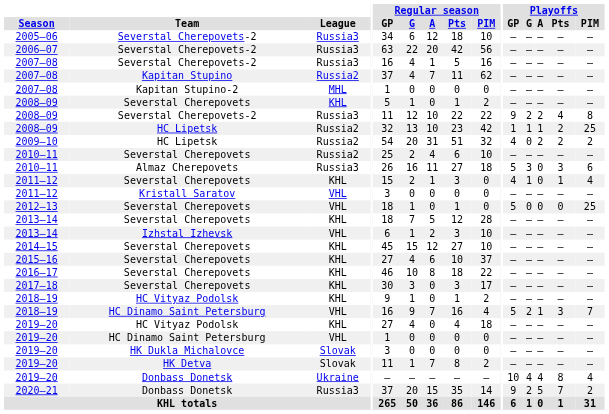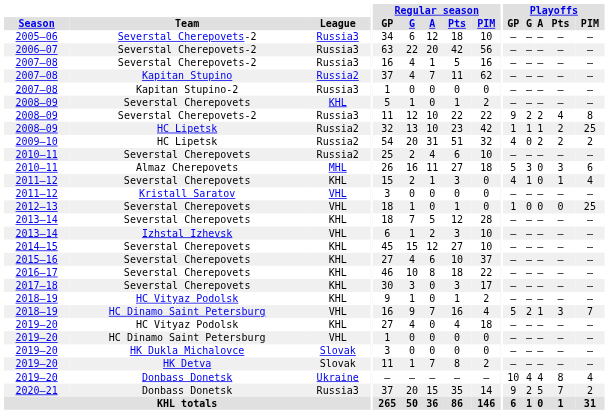(338, 89) MHL -> (338, 89) Russia3
(338, 168) Russia3 -> (338, 168) MHL
(513, 207) 5 -> (513, 207) 1
